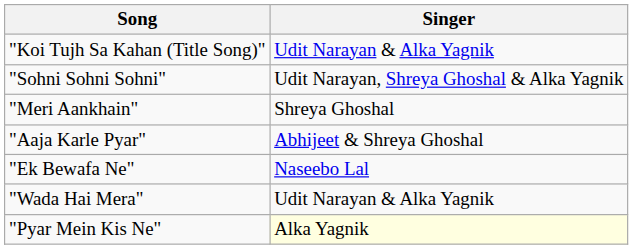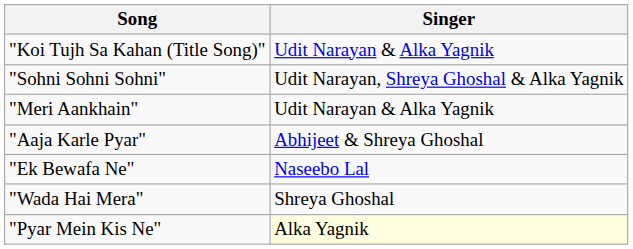(334, 109) Shreya Ghoshal -> (384, 109) Udit Narayan & Alka Yagnik
(384, 199) Udit Narayan & Alka Yagnik -> (334, 199) Shreya Ghoshal
